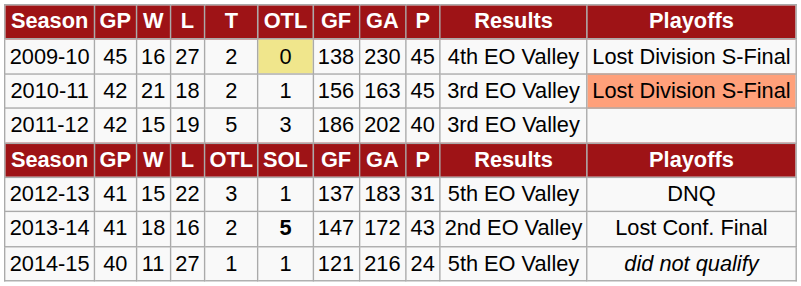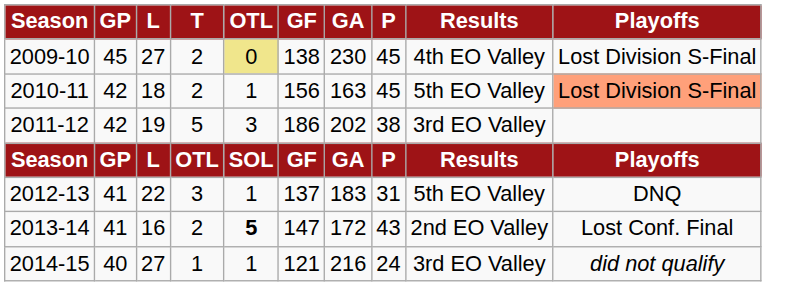- column: (153, 21)
(514, 90) 3rd EO Valley -> (479, 90) 5th EO Valley
(423, 125) 40 -> (388, 125) 38
(514, 263) 5th EO Valley -> (479, 263) 3rd EO Valley
